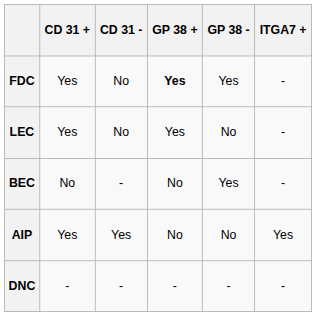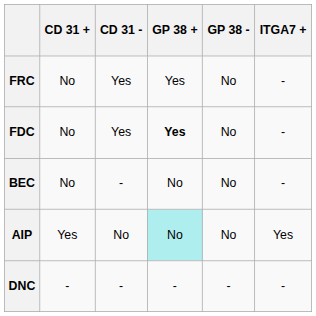+ row: (22, 81)
(67, 81) Yes -> (67, 132) No
(121, 81) No -> (121, 132) Yes
(229, 81) Yes -> (229, 132) No
- row: (22, 132)
(229, 183) Yes -> (229, 183) No
(121, 234) Yes -> (121, 234) No
(175, 234) no background -> (175, 234) paleturquoise background
